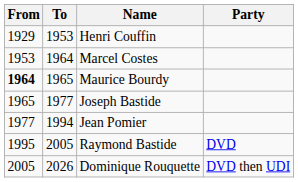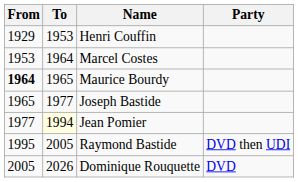(60, 123) no background -> (60, 123) lightyellow background
(221, 144) DVD -> (248, 144) DVD then UDI
(248, 166) DVD then UDI -> (221, 166) DVD
